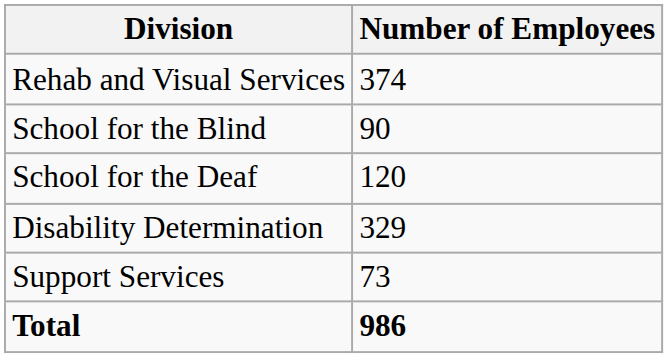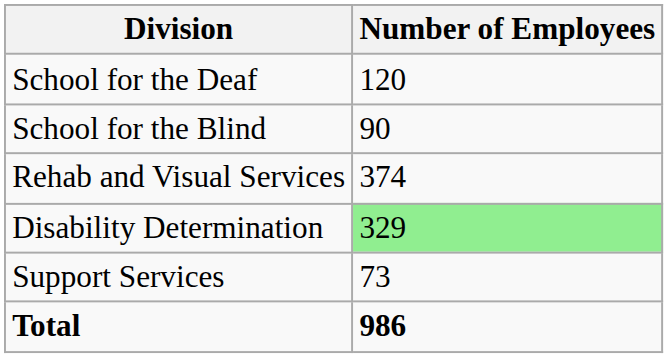rows swapped: (179, 78) <-> (135, 177)
(383, 227) no background -> (383, 227) lightgreen background
